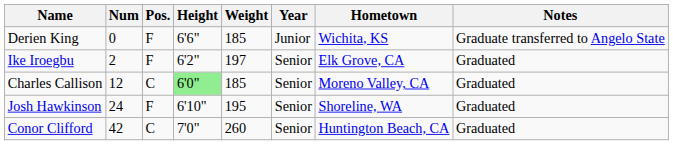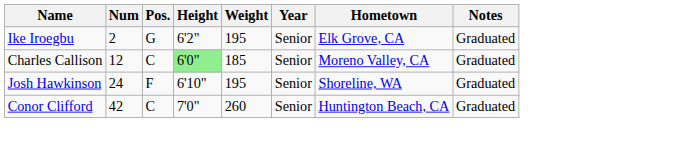- row: (43, 38)
(149, 60) F -> (151, 38) G
(235, 60) 197 -> (235, 38) 195
